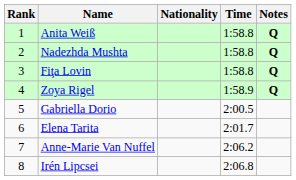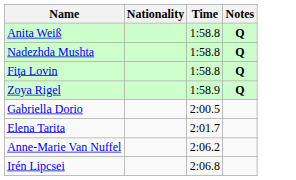- column: (21, 14)
